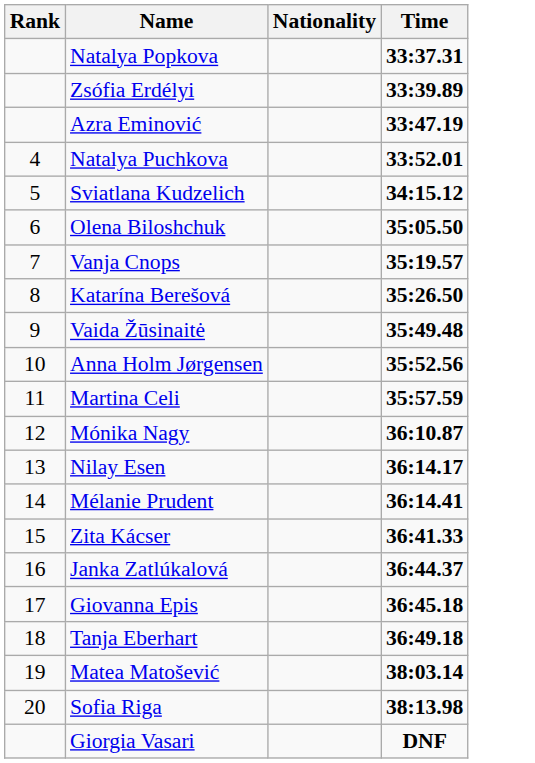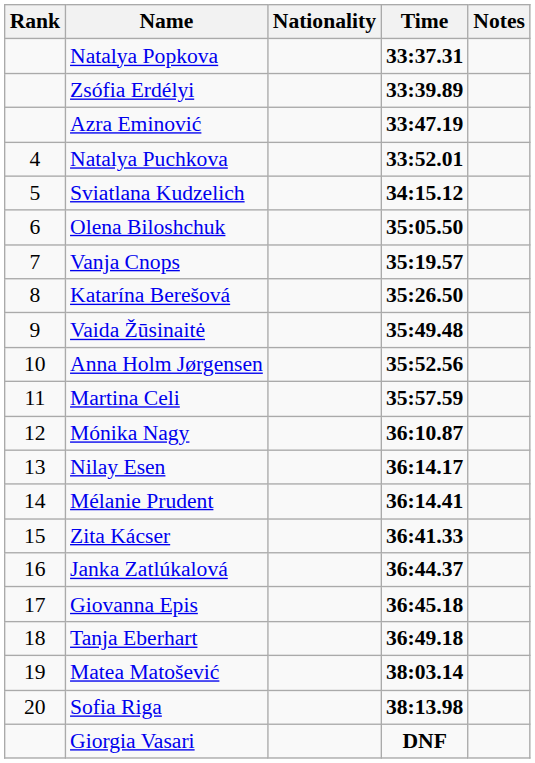+ column: (499, 21)
